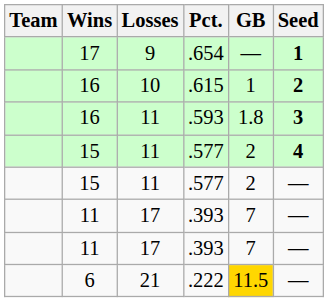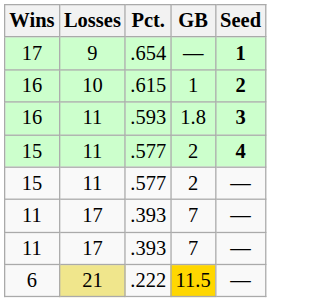- column: (33, 20)
(150, 280) no background -> (92, 280) khaki background
